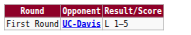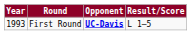+ column: (16, 11)
